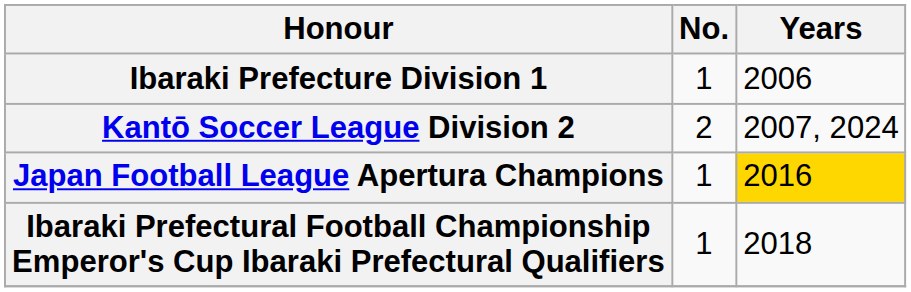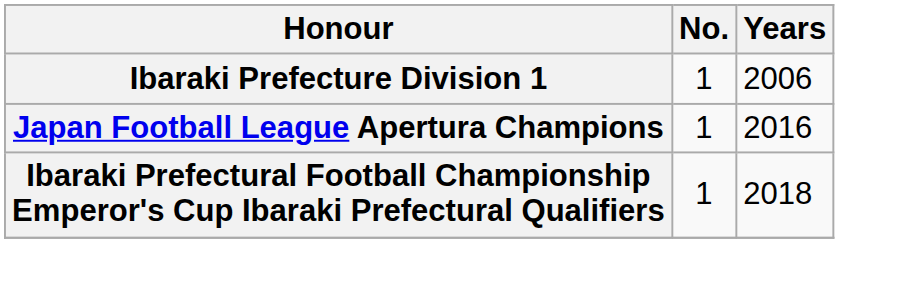- row: (338, 127)
(778, 176) gold background -> (778, 127) no background
